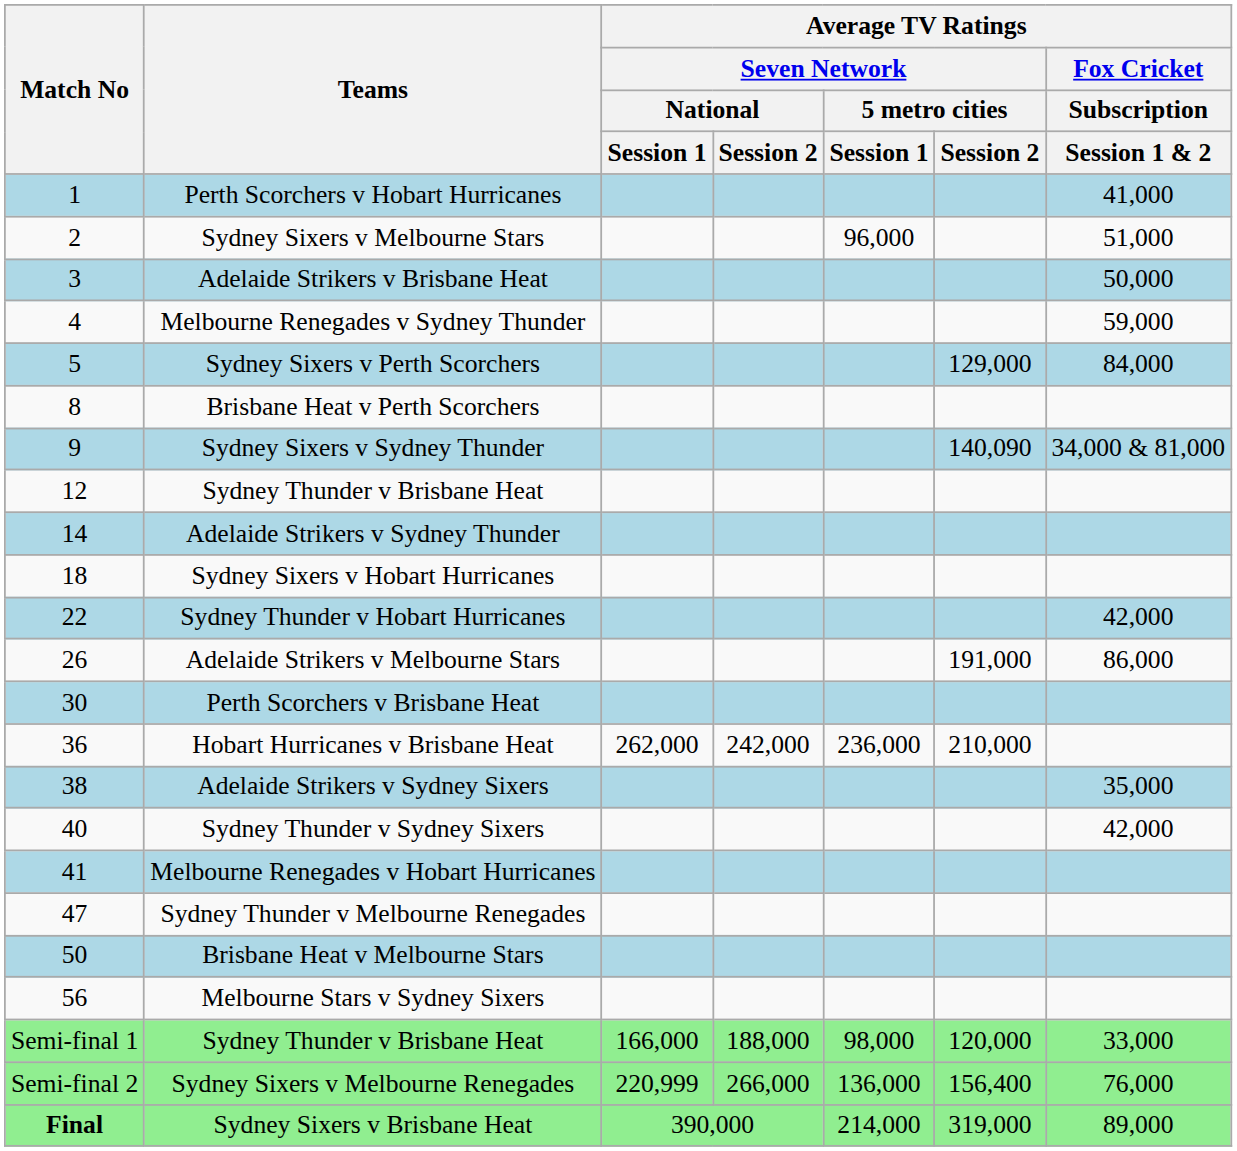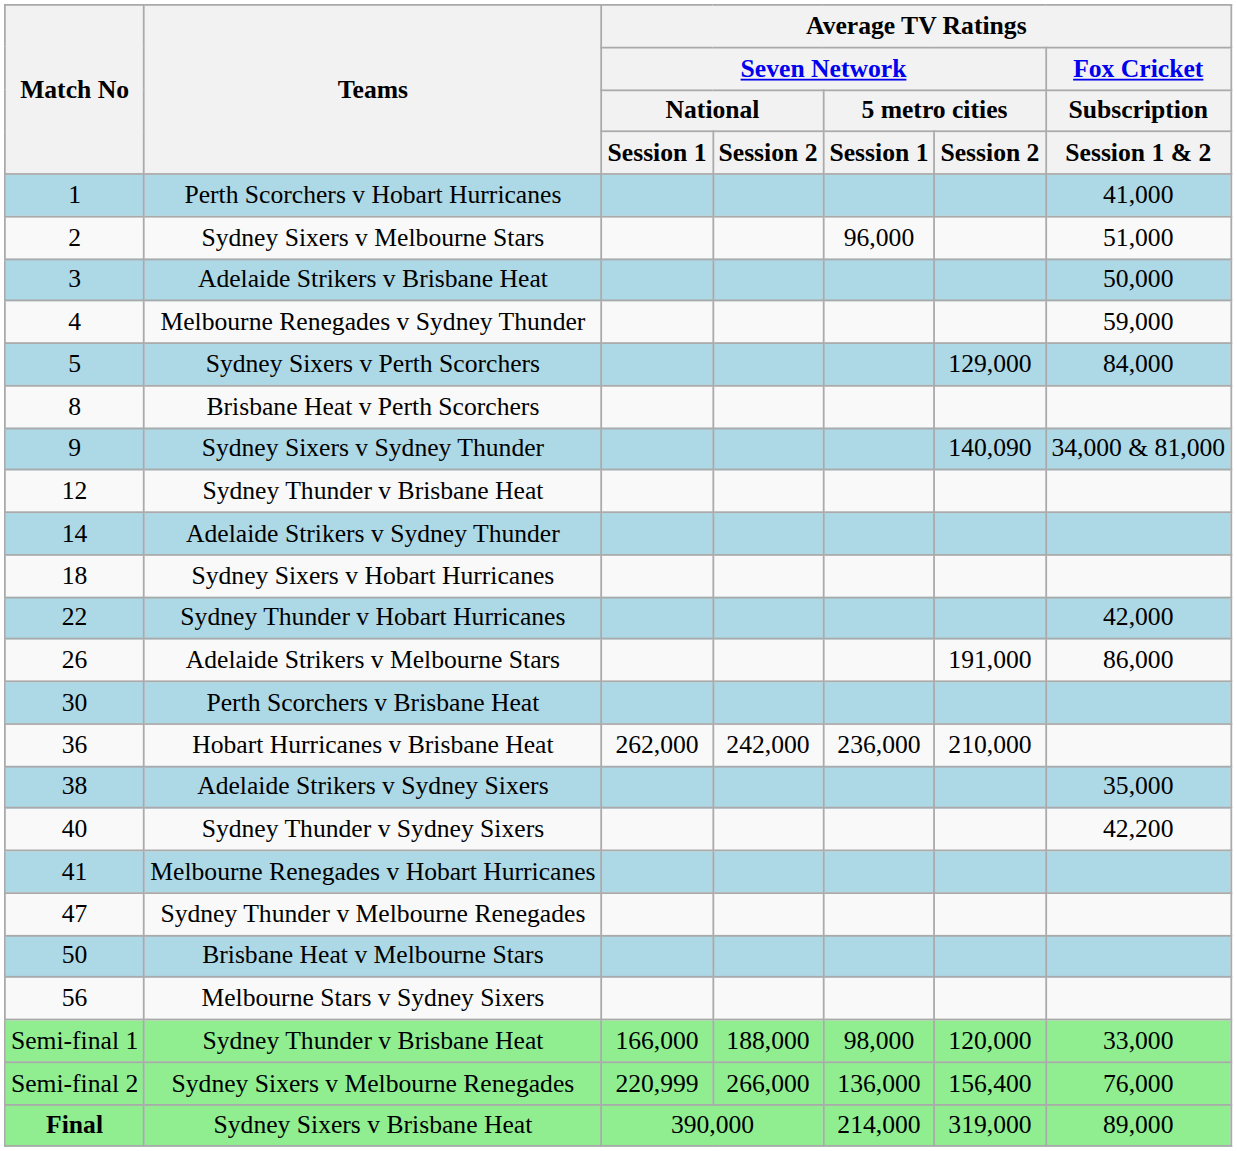(1138, 829) 42,000 -> (1138, 829) 42,200
